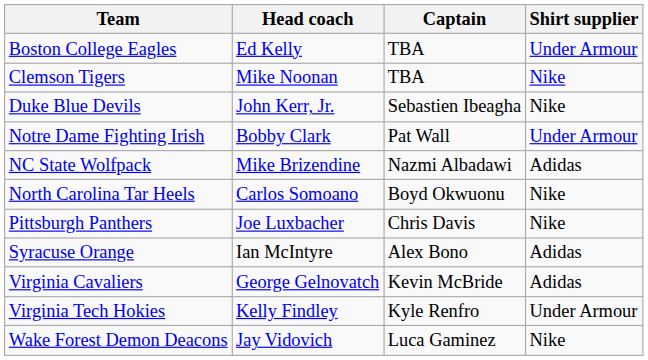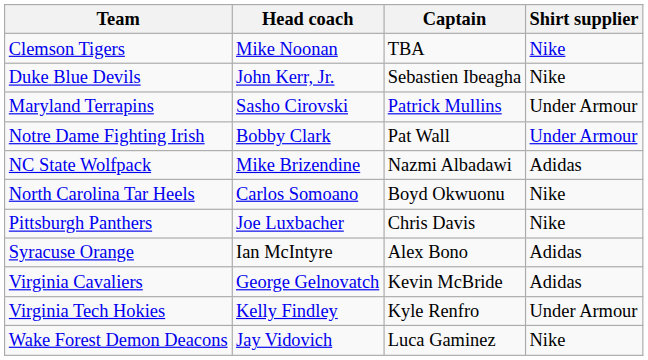- row: (93, 48)
+ row: (81, 106)
